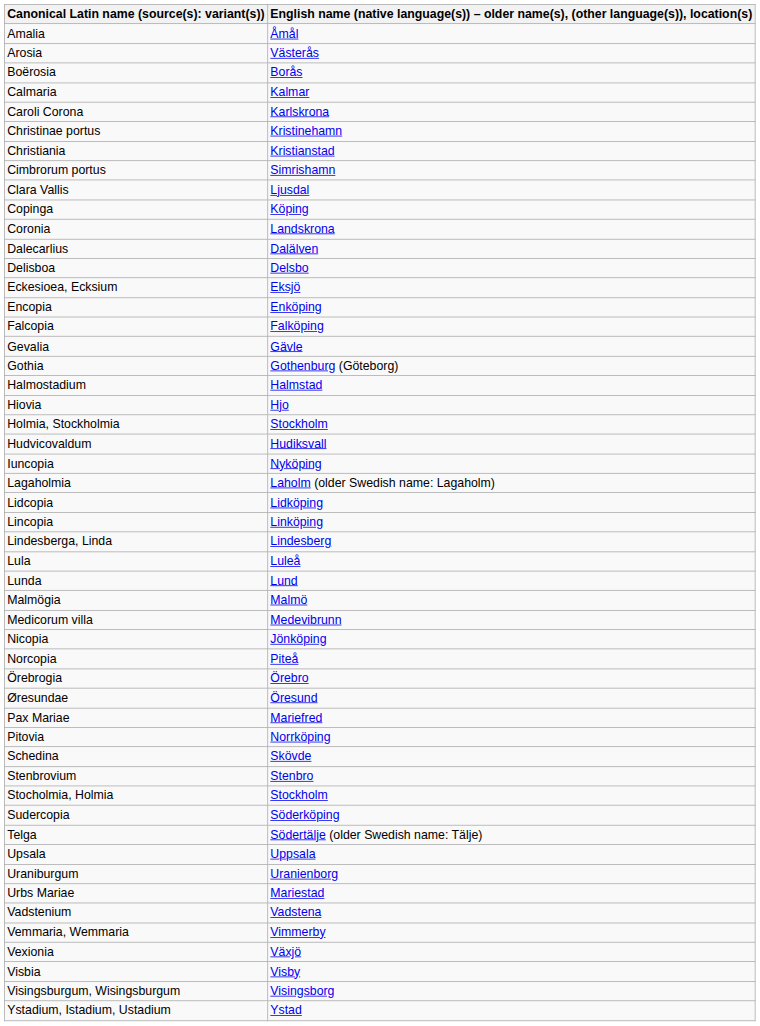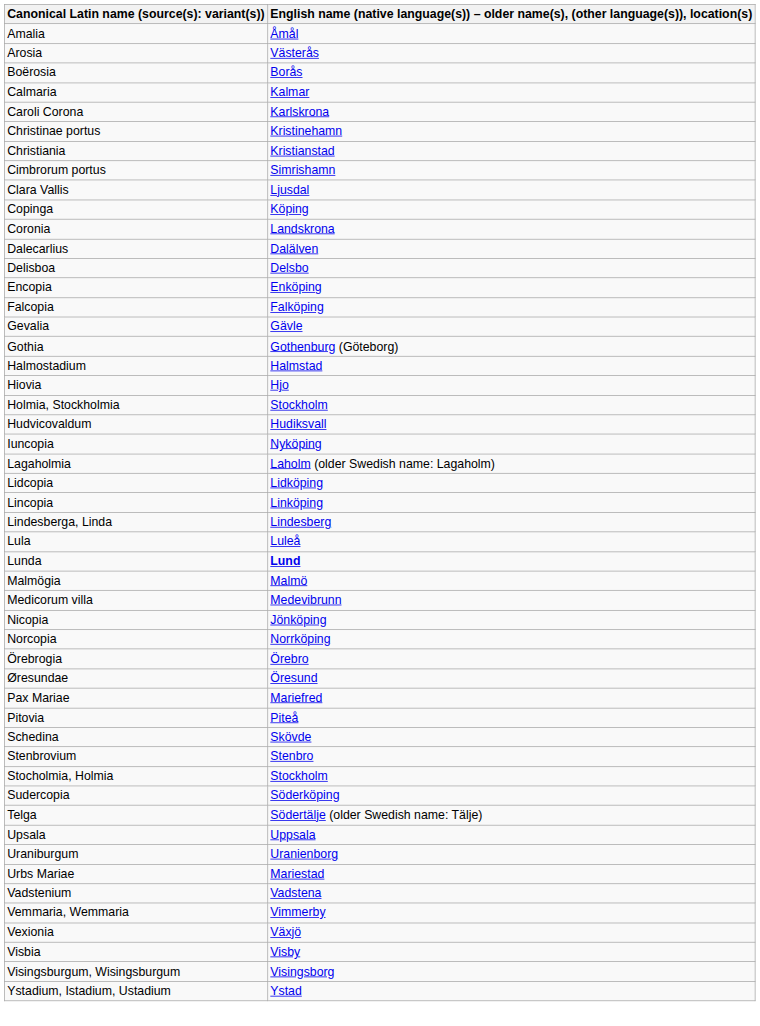- row: (62, 287)
(284, 580) normal -> (285, 561) bold
(284, 659) Piteå -> (300, 639) Norrköping
(300, 737) Norrköping -> (284, 717) Piteå
